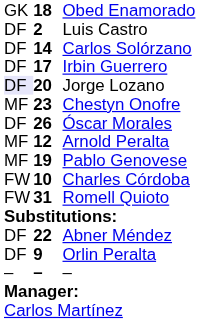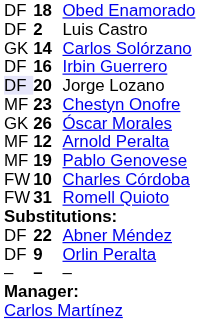(16, 10) GK -> (15, 10) DF
(15, 48) DF -> (16, 48) GK
(43, 67) 17 -> (43, 67) 16
(15, 123) DF -> (16, 123) GK
